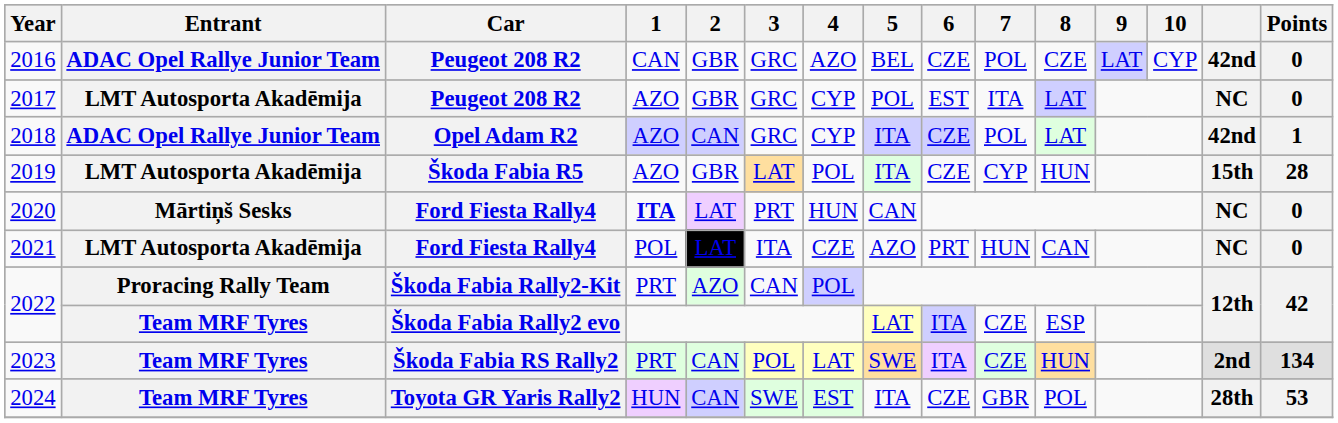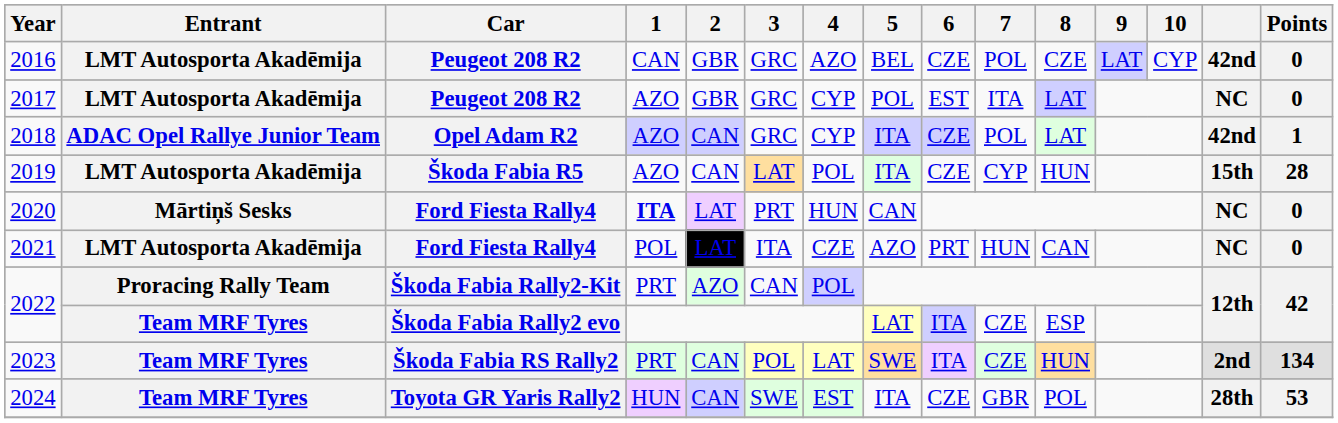(223, 60) ADAC Opel Rallye Junior Team -> (223, 60) LMT Autosporta Akadēmija
(715, 172) GBR -> (715, 172) CAN
